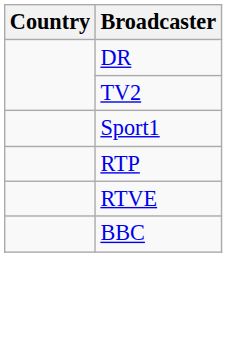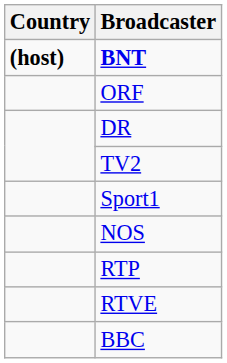+ row: (123, 57)
+ row: (122, 92)
+ row: (123, 233)
